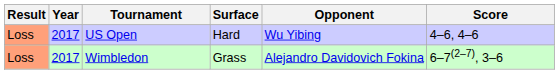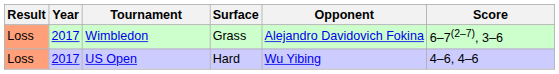rows swapped: (117, 56) <-> (111, 34)
